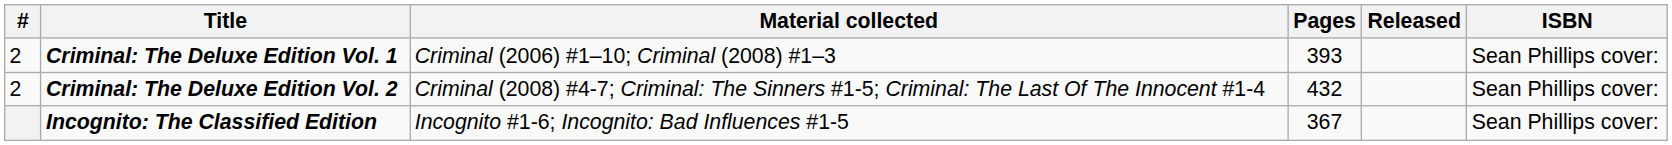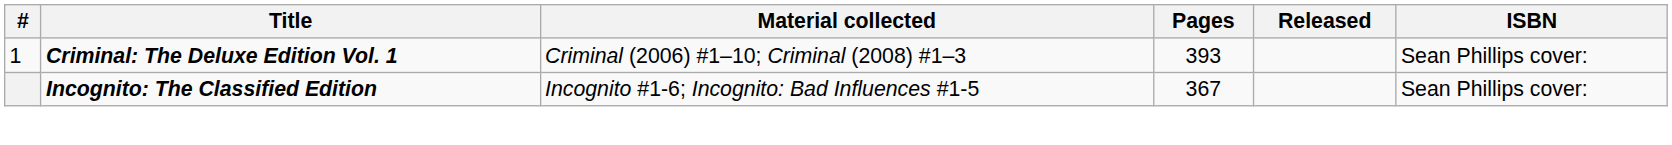(15, 55) 2 -> (15, 55) 1
- row: (222, 88)
